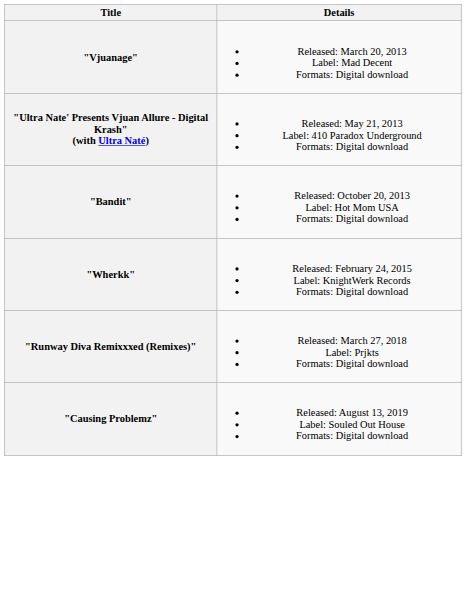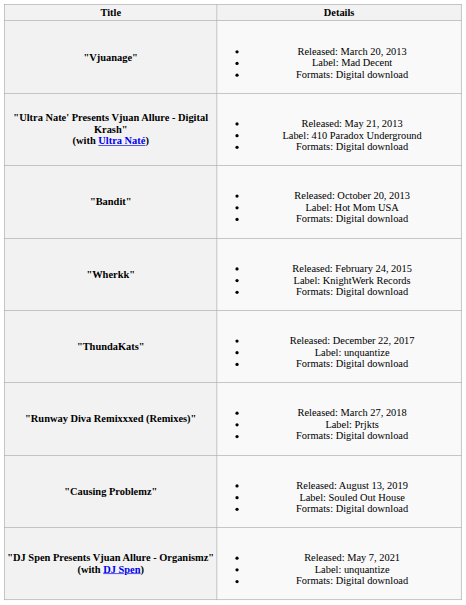+ row: (111, 346)
+ row: (111, 563)
